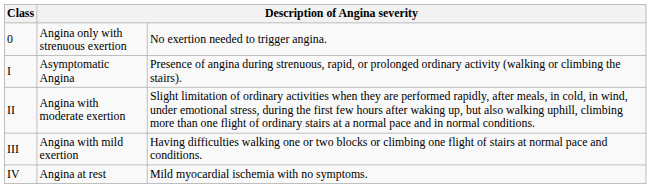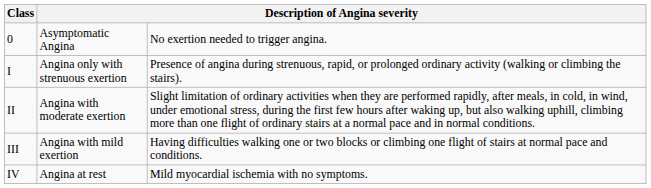(83, 39) Angina only with strenuous exertion -> (74, 39) Asymptomatic Angina
(74, 71) Asymptomatic Angina -> (83, 71) Angina only with strenuous exertion
